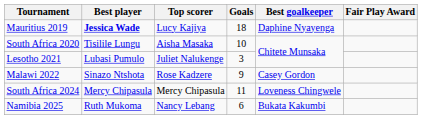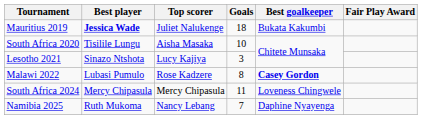(181, 28) Lucy Kajiya -> (190, 28) Juliet Nalukenge
(296, 28) Daphine Nyayenga -> (292, 28) Bukata Kakumbi
(114, 59) Lubasi Pumulo -> (114, 59) Sinazo Ntshota
(190, 59) Juliet Nalukenge -> (181, 59) Lucy Kajiya
(114, 75) Sinazo Ntshota -> (114, 75) Lubasi Pumulo
(241, 75) 9 -> (241, 75) 8
(286, 75) normal -> (288, 75) bold
(241, 106) 6 -> (241, 106) 7
(292, 106) Bukata Kakumbi -> (296, 106) Daphine Nyayenga
